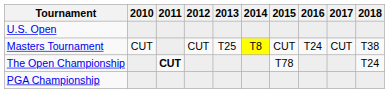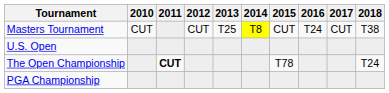rows swapped: (55, 47) <-> (32, 30)
